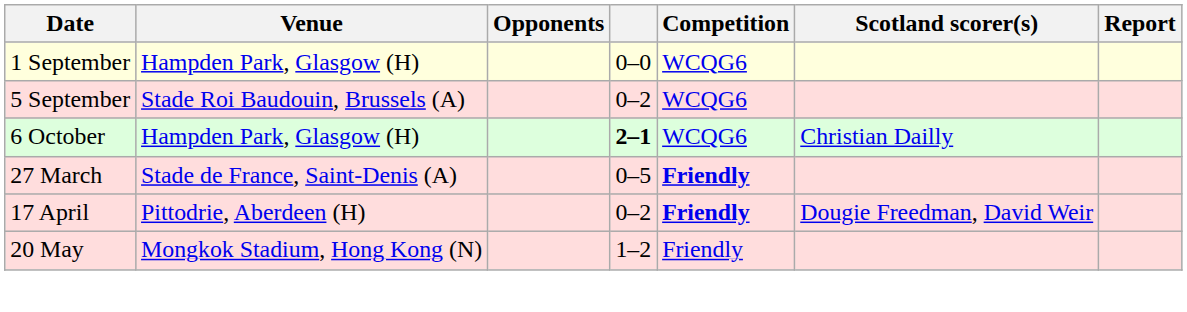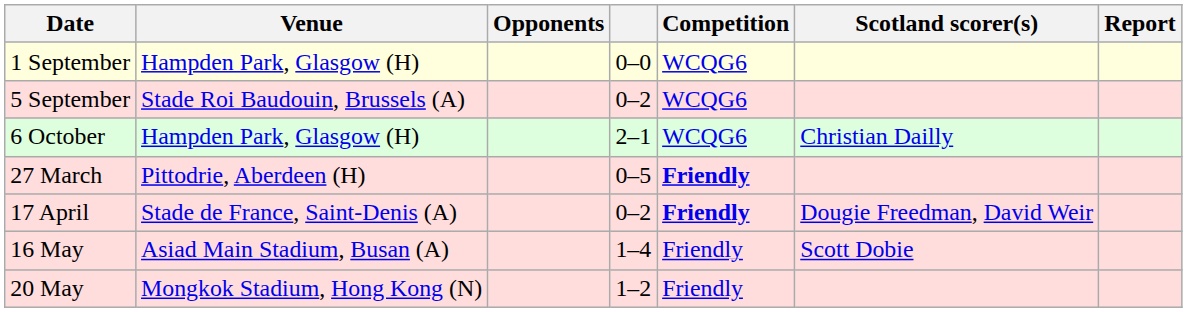(633, 136) bold -> (633, 136) normal
(299, 174) Stade de France, Saint-Denis (A) -> (253, 174) Pittodrie, Aberdeen (H)
(253, 212) Pittodrie, Aberdeen (H) -> (299, 212) Stade de France, Saint-Denis (A)
+ row: (47, 250)
